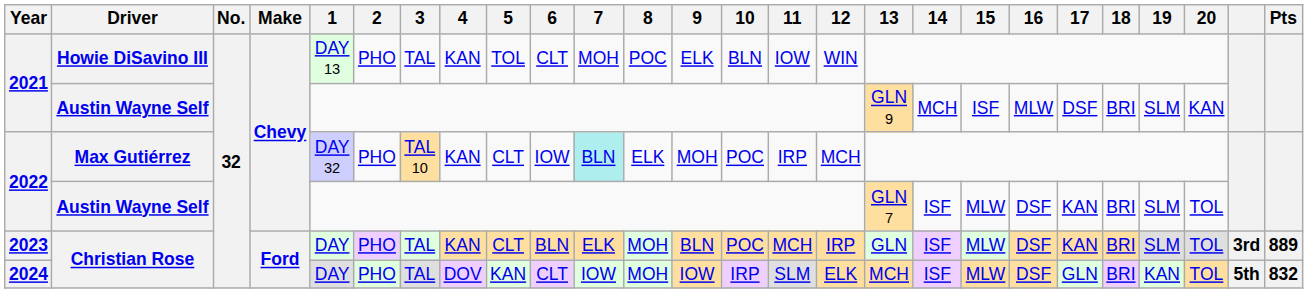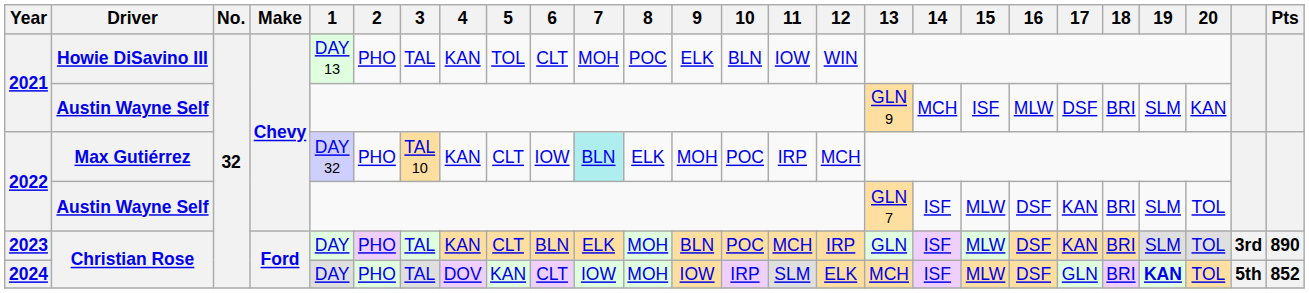(1283, 245) 889 -> (1285, 245) 890
(1162, 274) normal -> (1163, 274) bold
(1283, 274) 832 -> (1285, 274) 852
